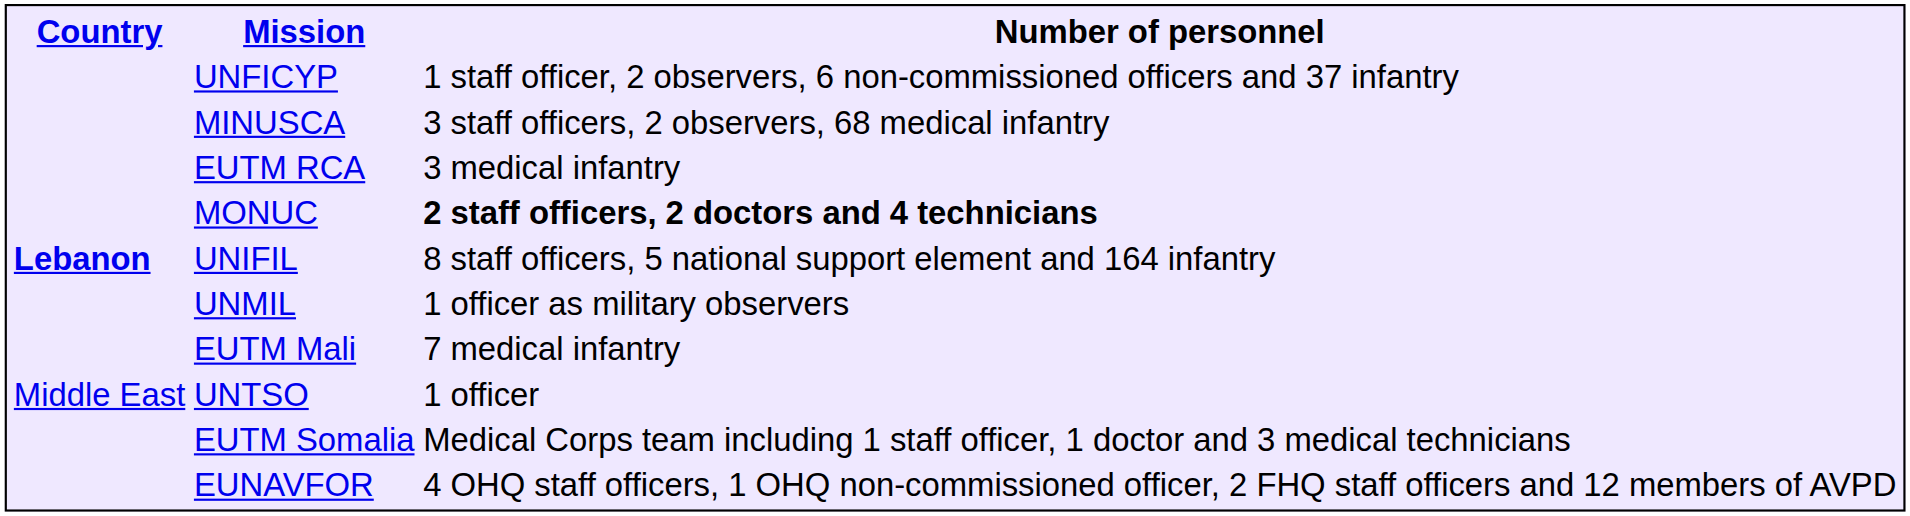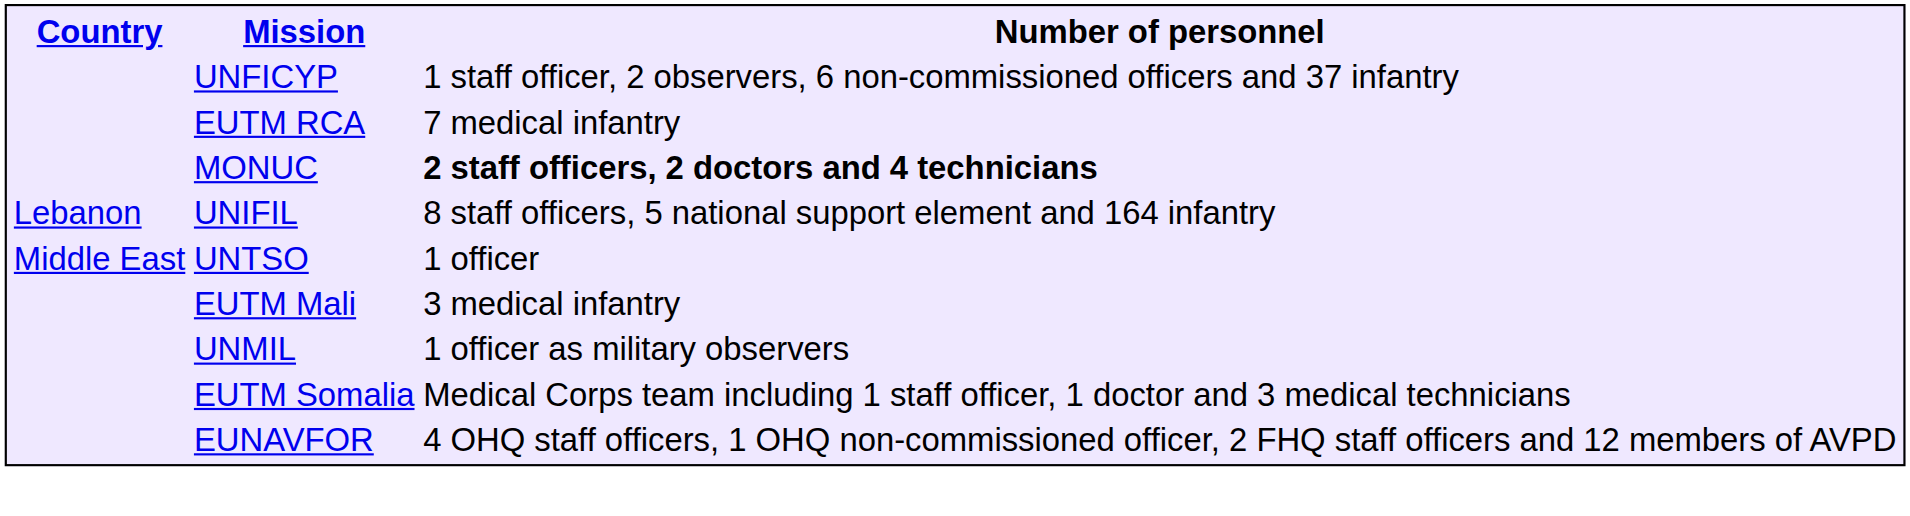- row: (270, 122)
(552, 167) 3 medical infantry -> (552, 122) 7 medical infantry
(82, 258) bold -> (78, 212) normal
rows swapped: (245, 303) <-> (251, 394)
(552, 349) 7 medical infantry -> (552, 303) 3 medical infantry
